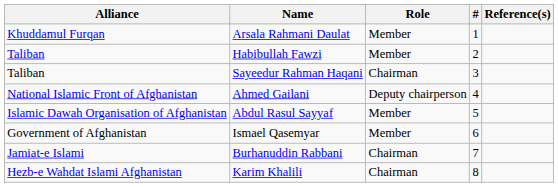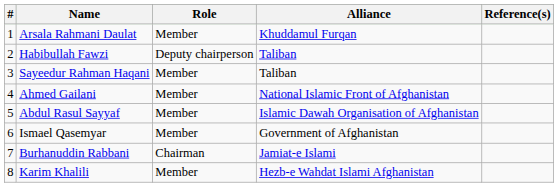columns swapped: (476, 14) <-> (117, 14)
(390, 53) Member -> (204, 53) Deputy chairperson
(393, 73) Chairman -> (176, 73) Member
(418, 93) Deputy chairperson -> (176, 93) Member
(393, 172) Chairman -> (176, 172) Member
